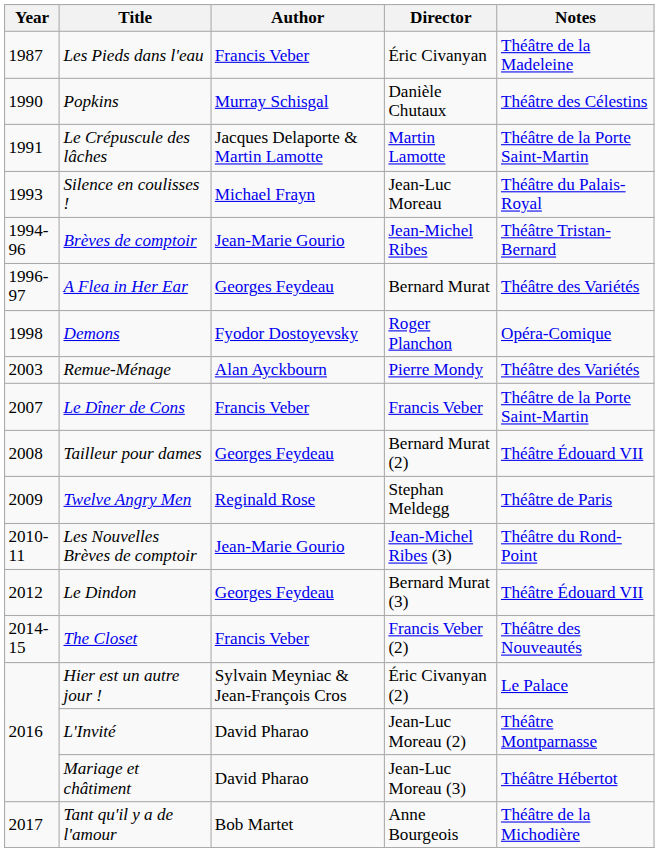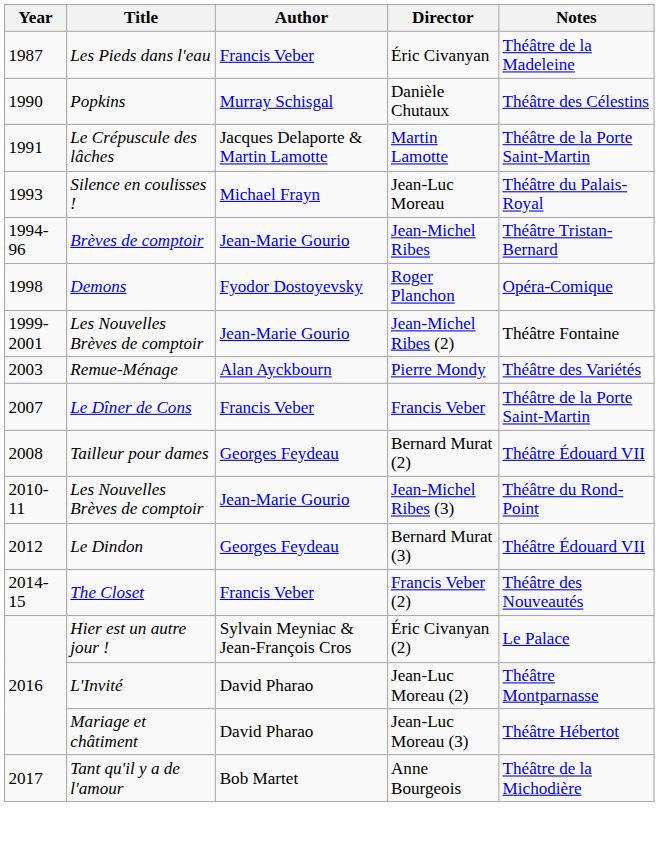- row: (439, 286)
+ row: (433, 333)
- row: (419, 499)
